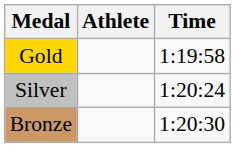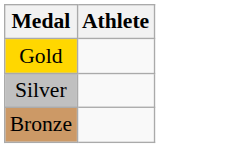- column: (192, 21)
